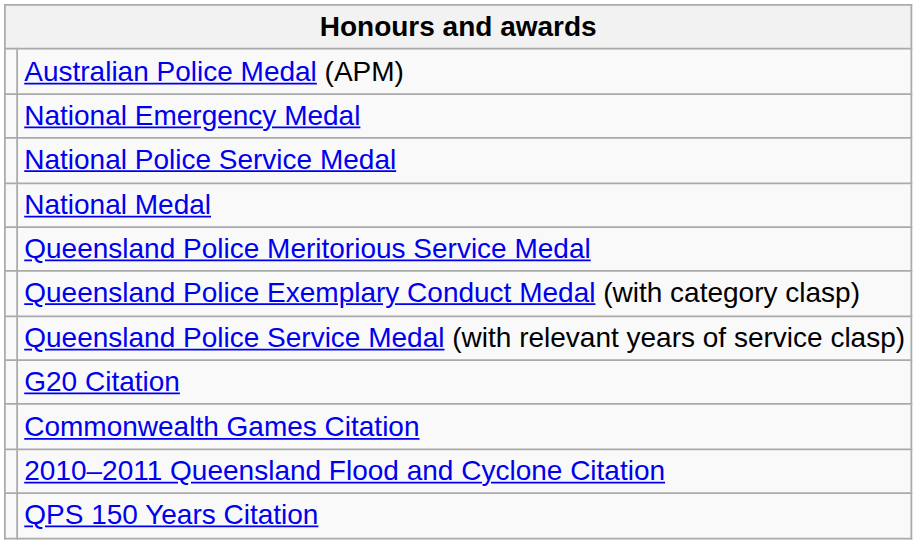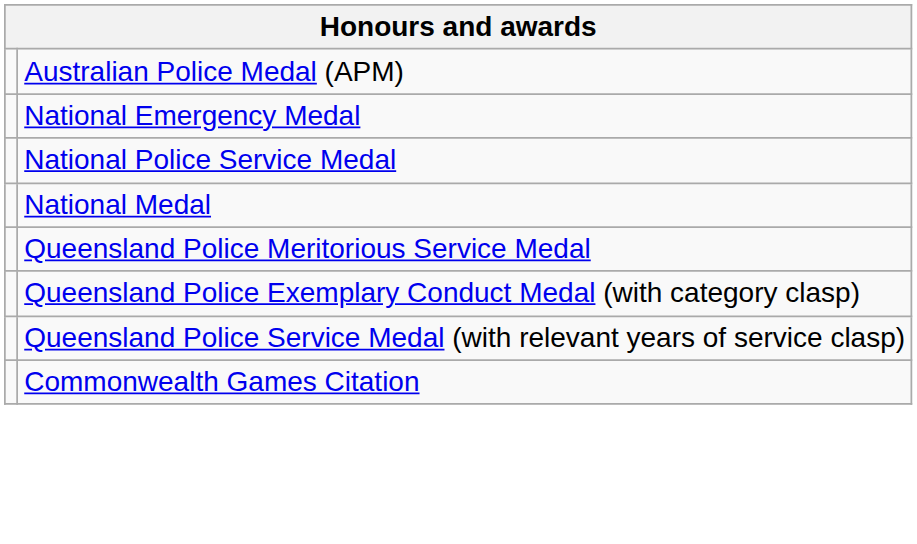- row: (102, 381)
- row: (345, 470)
- row: (171, 515)
